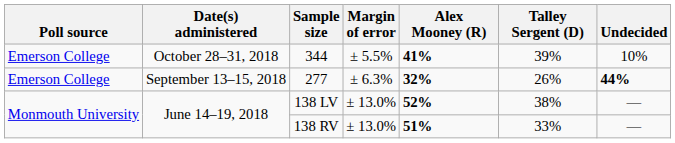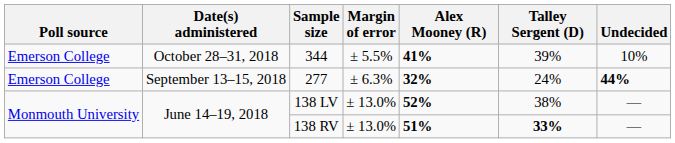(548, 79) 26% -> (548, 79) 24%
(548, 126) normal -> (548, 126) bold
